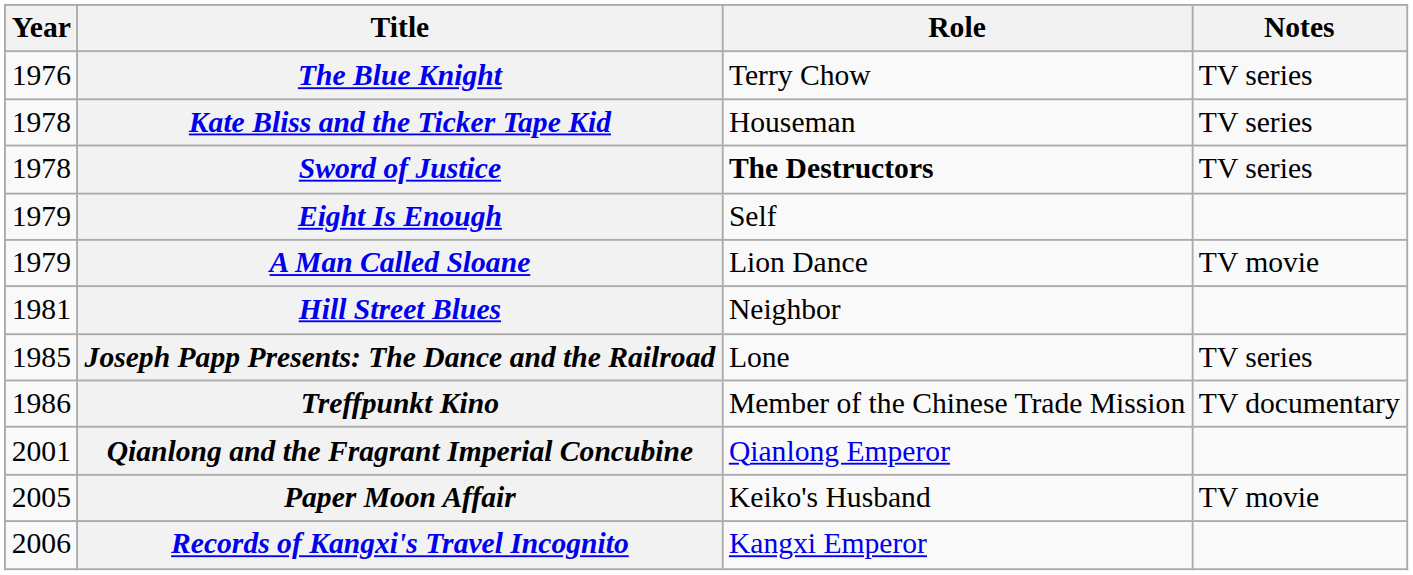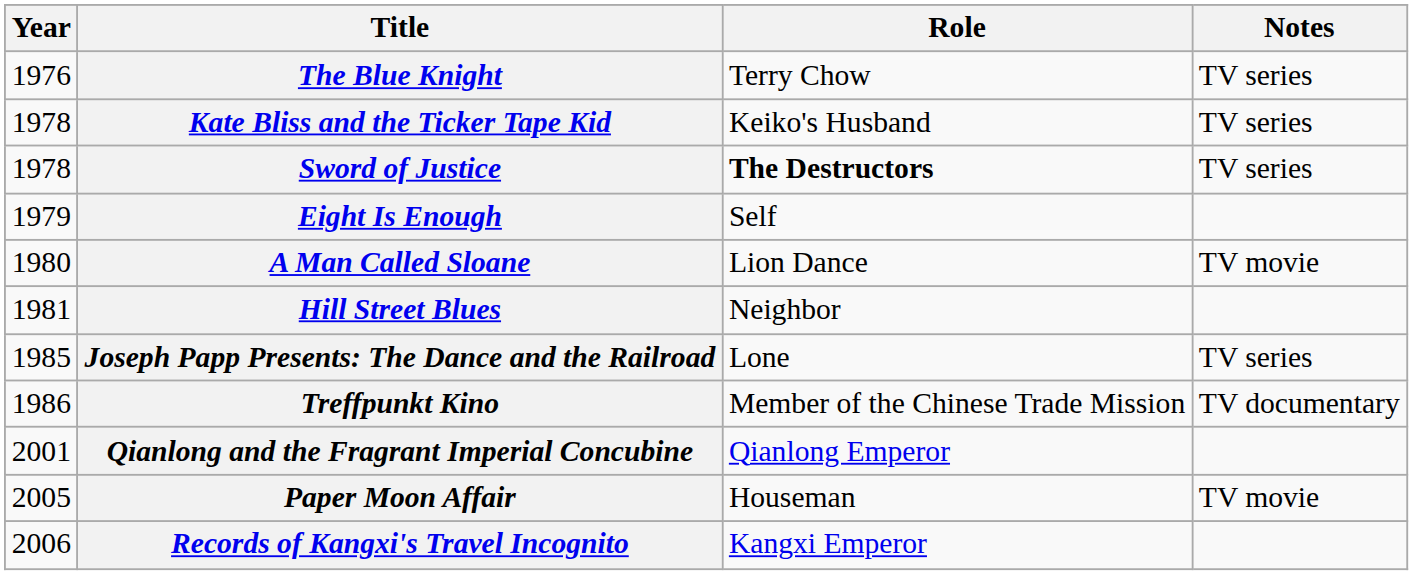(792, 121) Houseman -> (830, 121) Keiko's Husband
(41, 262) 1979 -> (41, 262) 1980
(830, 497) Keiko's Husband -> (792, 497) Houseman
